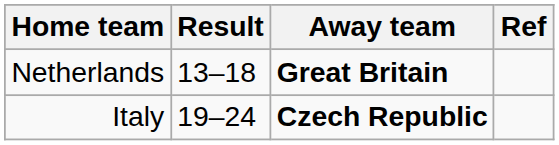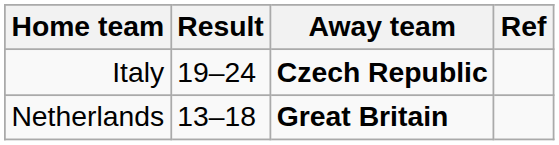rows swapped: (138, 116) <-> (88, 71)
